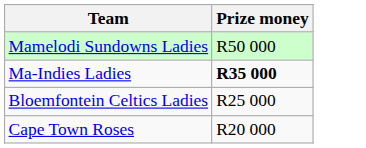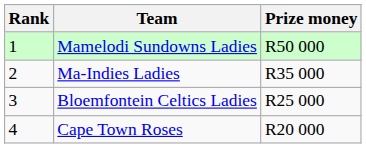+ column: (29, 18)
(246, 73) bold -> (295, 73) normal
